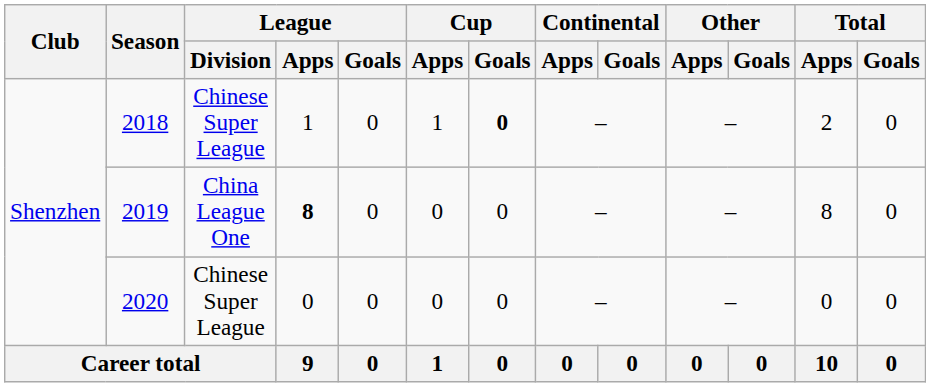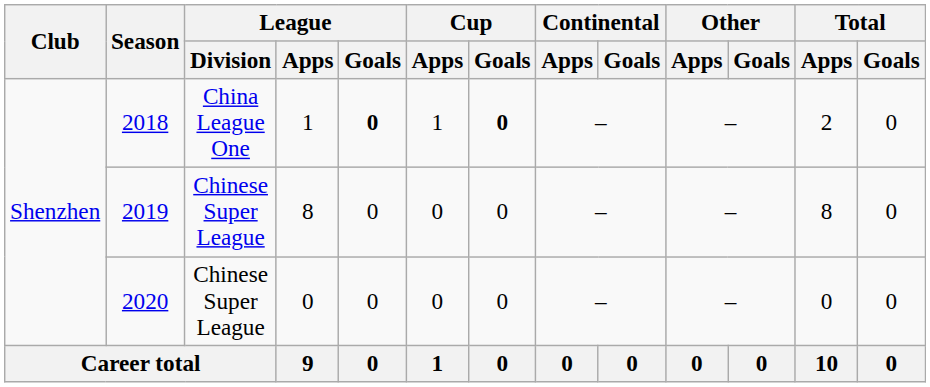(231, 122) Chinese Super League -> (231, 122) China League One
(373, 122) normal -> (373, 122) bold
(231, 211) China League One -> (231, 211) Chinese Super League
(308, 211) bold -> (308, 211) normal
